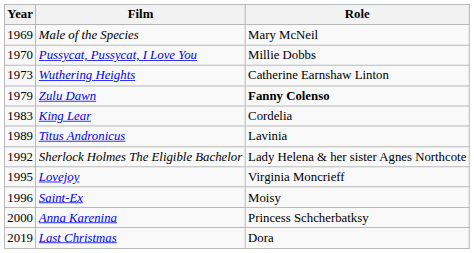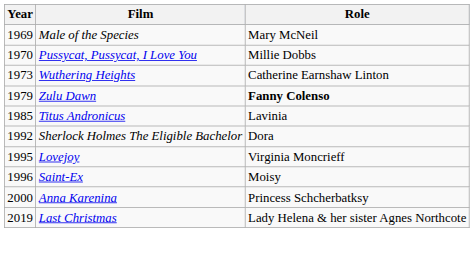- row: (65, 116)
(20, 136) 1989 -> (20, 116) 1985
(357, 156) Lady Helena & her sister Agnes Northcote -> (261, 136) Dora
(261, 237) Dora -> (357, 217) Lady Helena & her sister Agnes Northcote
